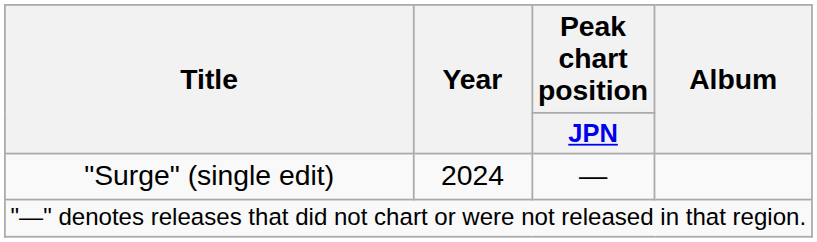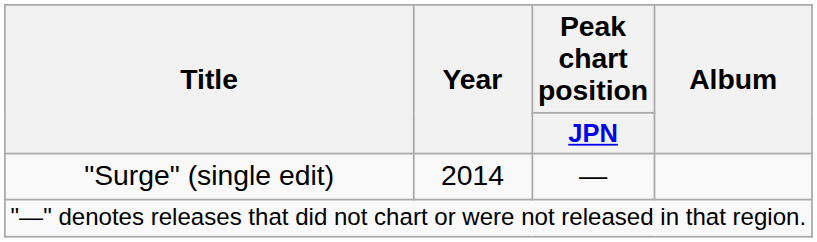(472, 175) 2024 -> (472, 175) 2014
